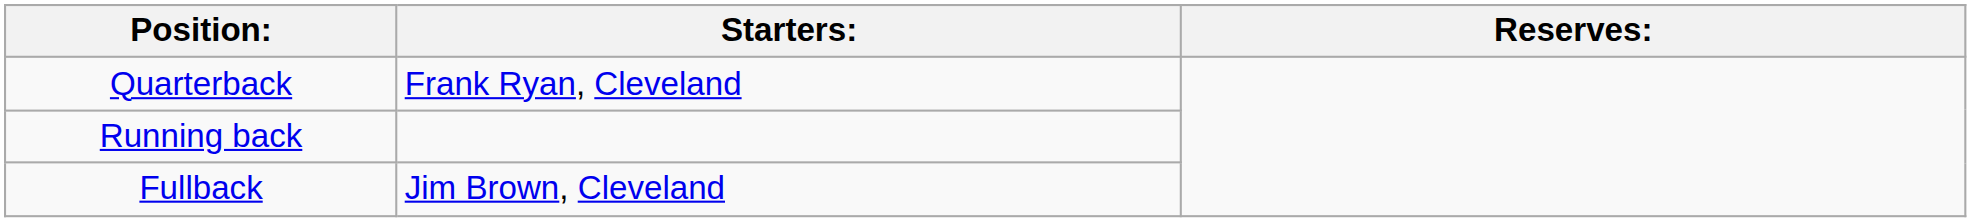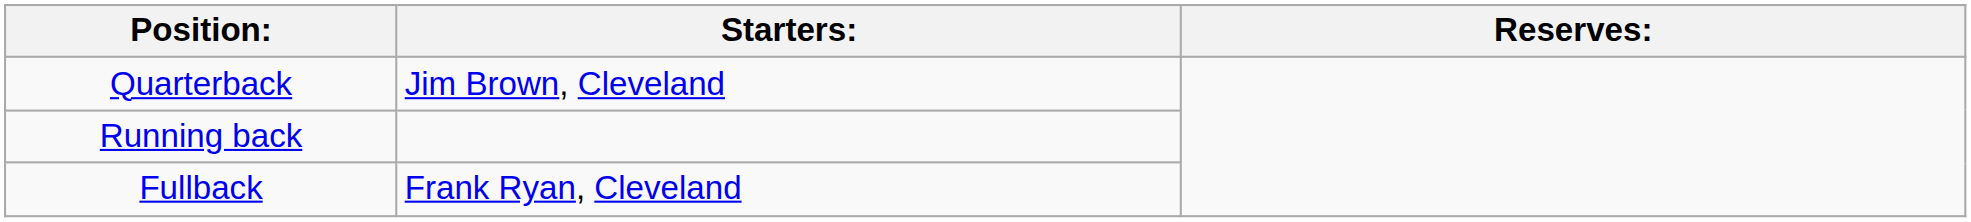(573, 83) Frank Ryan, Cleveland -> (565, 83) Jim Brown, Cleveland
(565, 188) Jim Brown, Cleveland -> (573, 188) Frank Ryan, Cleveland
